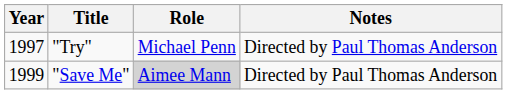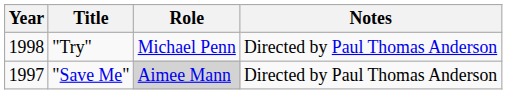(26, 46) 1997 -> (26, 46) 1998
(26, 74) 1999 -> (26, 74) 1997
